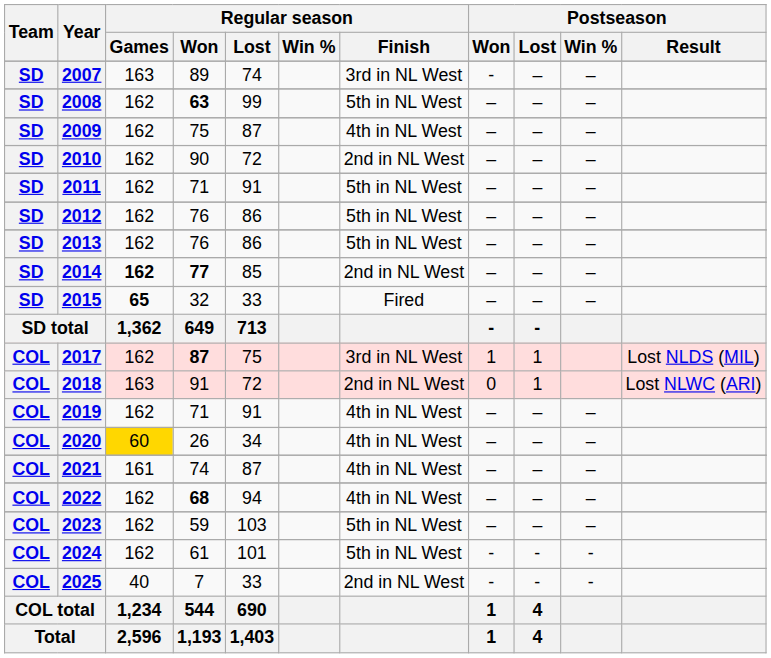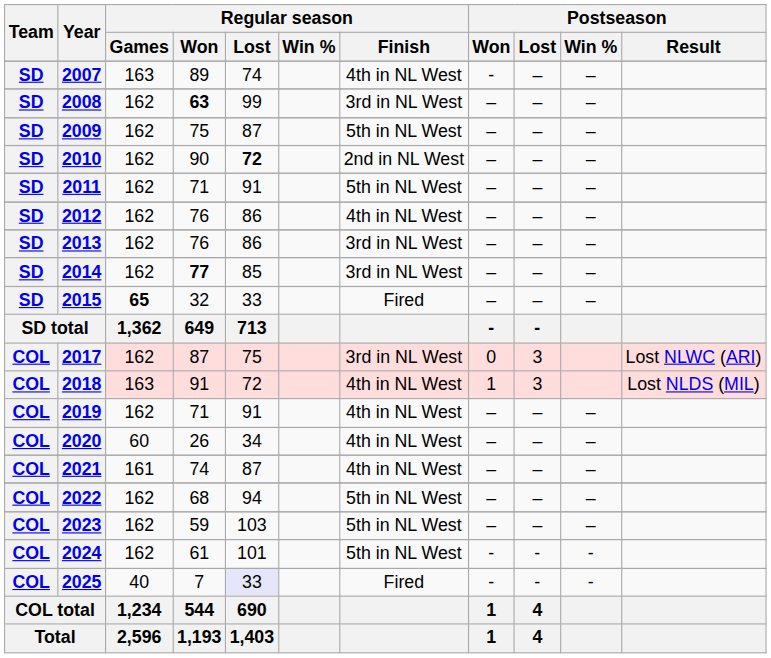(404, 74) 3rd in NL West -> (404, 74) 4th in NL West
(404, 103) 5th in NL West -> (404, 103) 3rd in NL West
(404, 131) 4th in NL West -> (404, 131) 5th in NL West
(252, 159) normal -> (252, 159) bold
(404, 215) 5th in NL West -> (404, 215) 4th in NL West
(404, 243) 5th in NL West -> (404, 243) 3rd in NL West
(139, 272) bold -> (139, 272) normal
(404, 272) 2nd in NL West -> (404, 272) 3rd in NL West
(199, 356) bold -> (199, 356) normal
(491, 356) 1 -> (491, 356) 0
(537, 356) 1 -> (537, 356) 3
(693, 356) Lost NLDS (MIL) -> (693, 356) Lost NLWC (ARI)
(404, 384) 2nd in NL West -> (404, 384) 4th in NL West
(491, 384) 0 -> (491, 384) 1
(537, 384) 1 -> (537, 384) 3
(693, 384) Lost NLWC (ARI) -> (693, 384) Lost NLDS (MIL)
(139, 441) gold background -> (139, 441) no background
(199, 497) bold -> (199, 497) normal
(404, 497) 4th in NL West -> (404, 497) 5th in NL West
(252, 581) no background -> (252, 581) lavender background
(404, 581) 2nd in NL West -> (404, 581) Fired
